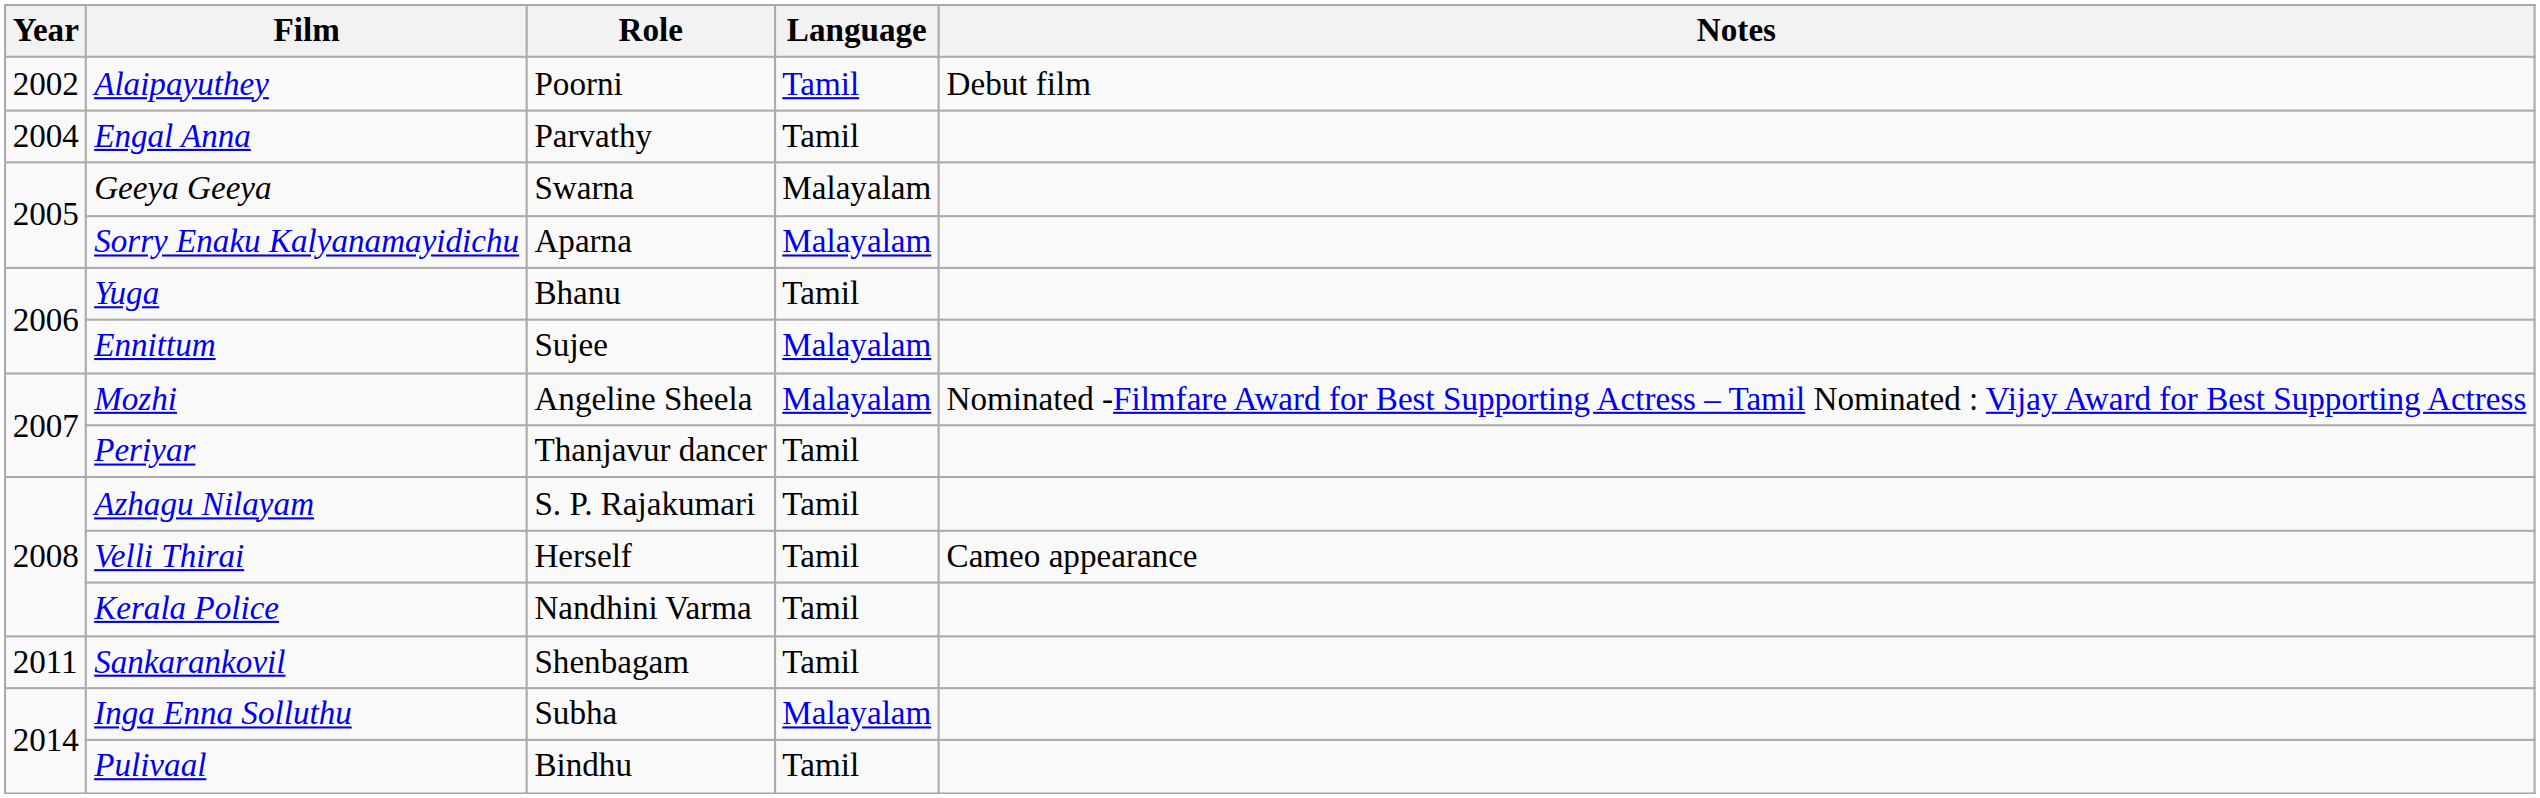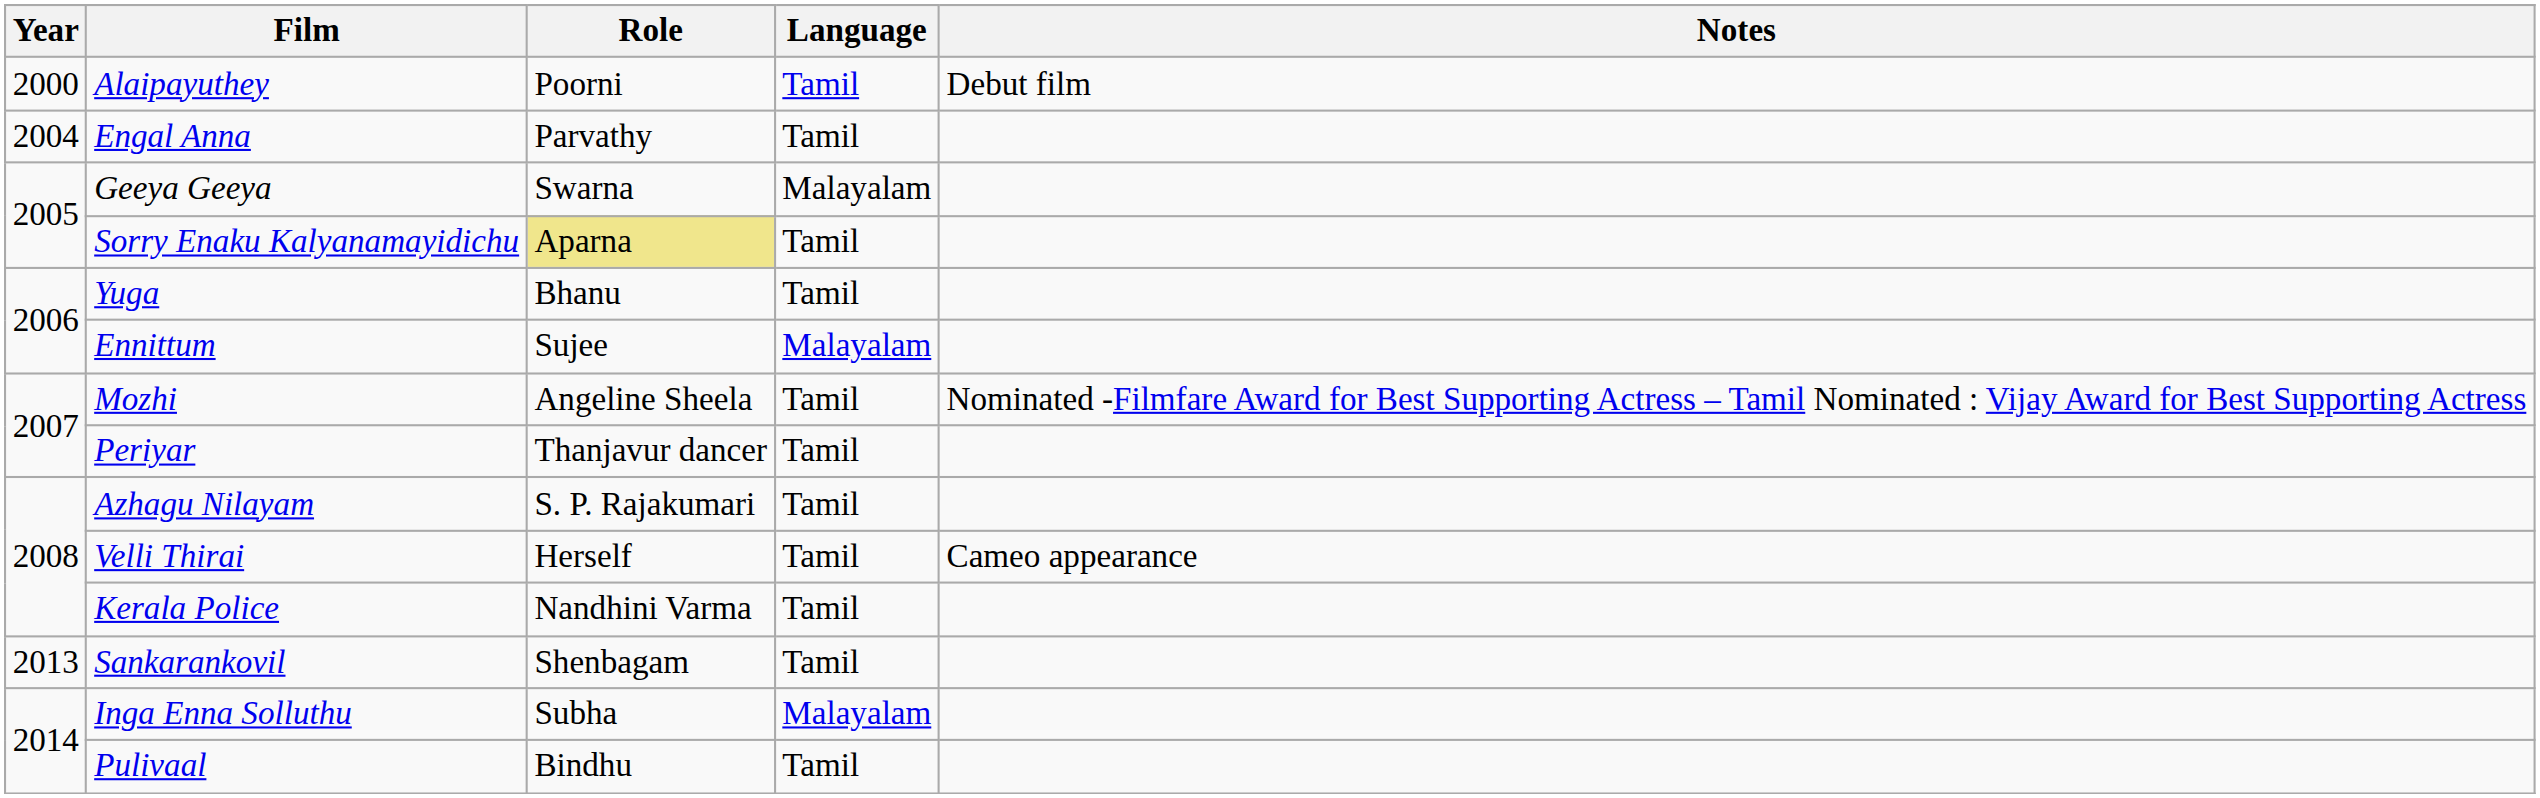(46, 83) 2002 -> (46, 83) 2000
(583, 240) no background -> (583, 240) khaki background
(857, 240) Malayalam -> (821, 240) Tamil
(857, 398) Malayalam -> (821, 398) Tamil
(45, 661) 2011 -> (46, 661) 2013
